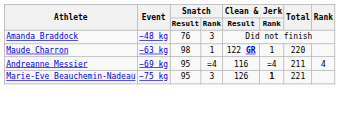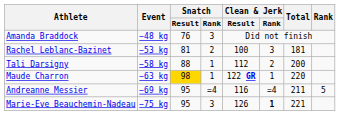+ row: (59, 50)
+ row: (37, 63)
(185, 50) no background -> (185, 77) gold background
(323, 63) 4 -> (323, 90) 5
